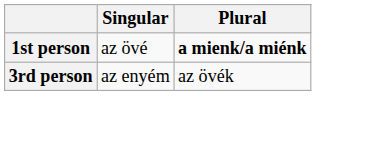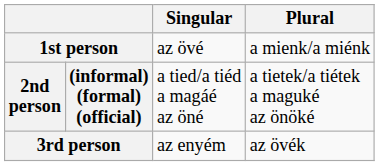(242, 47) bold -> (310, 47) normal
+ row: (35, 96)
